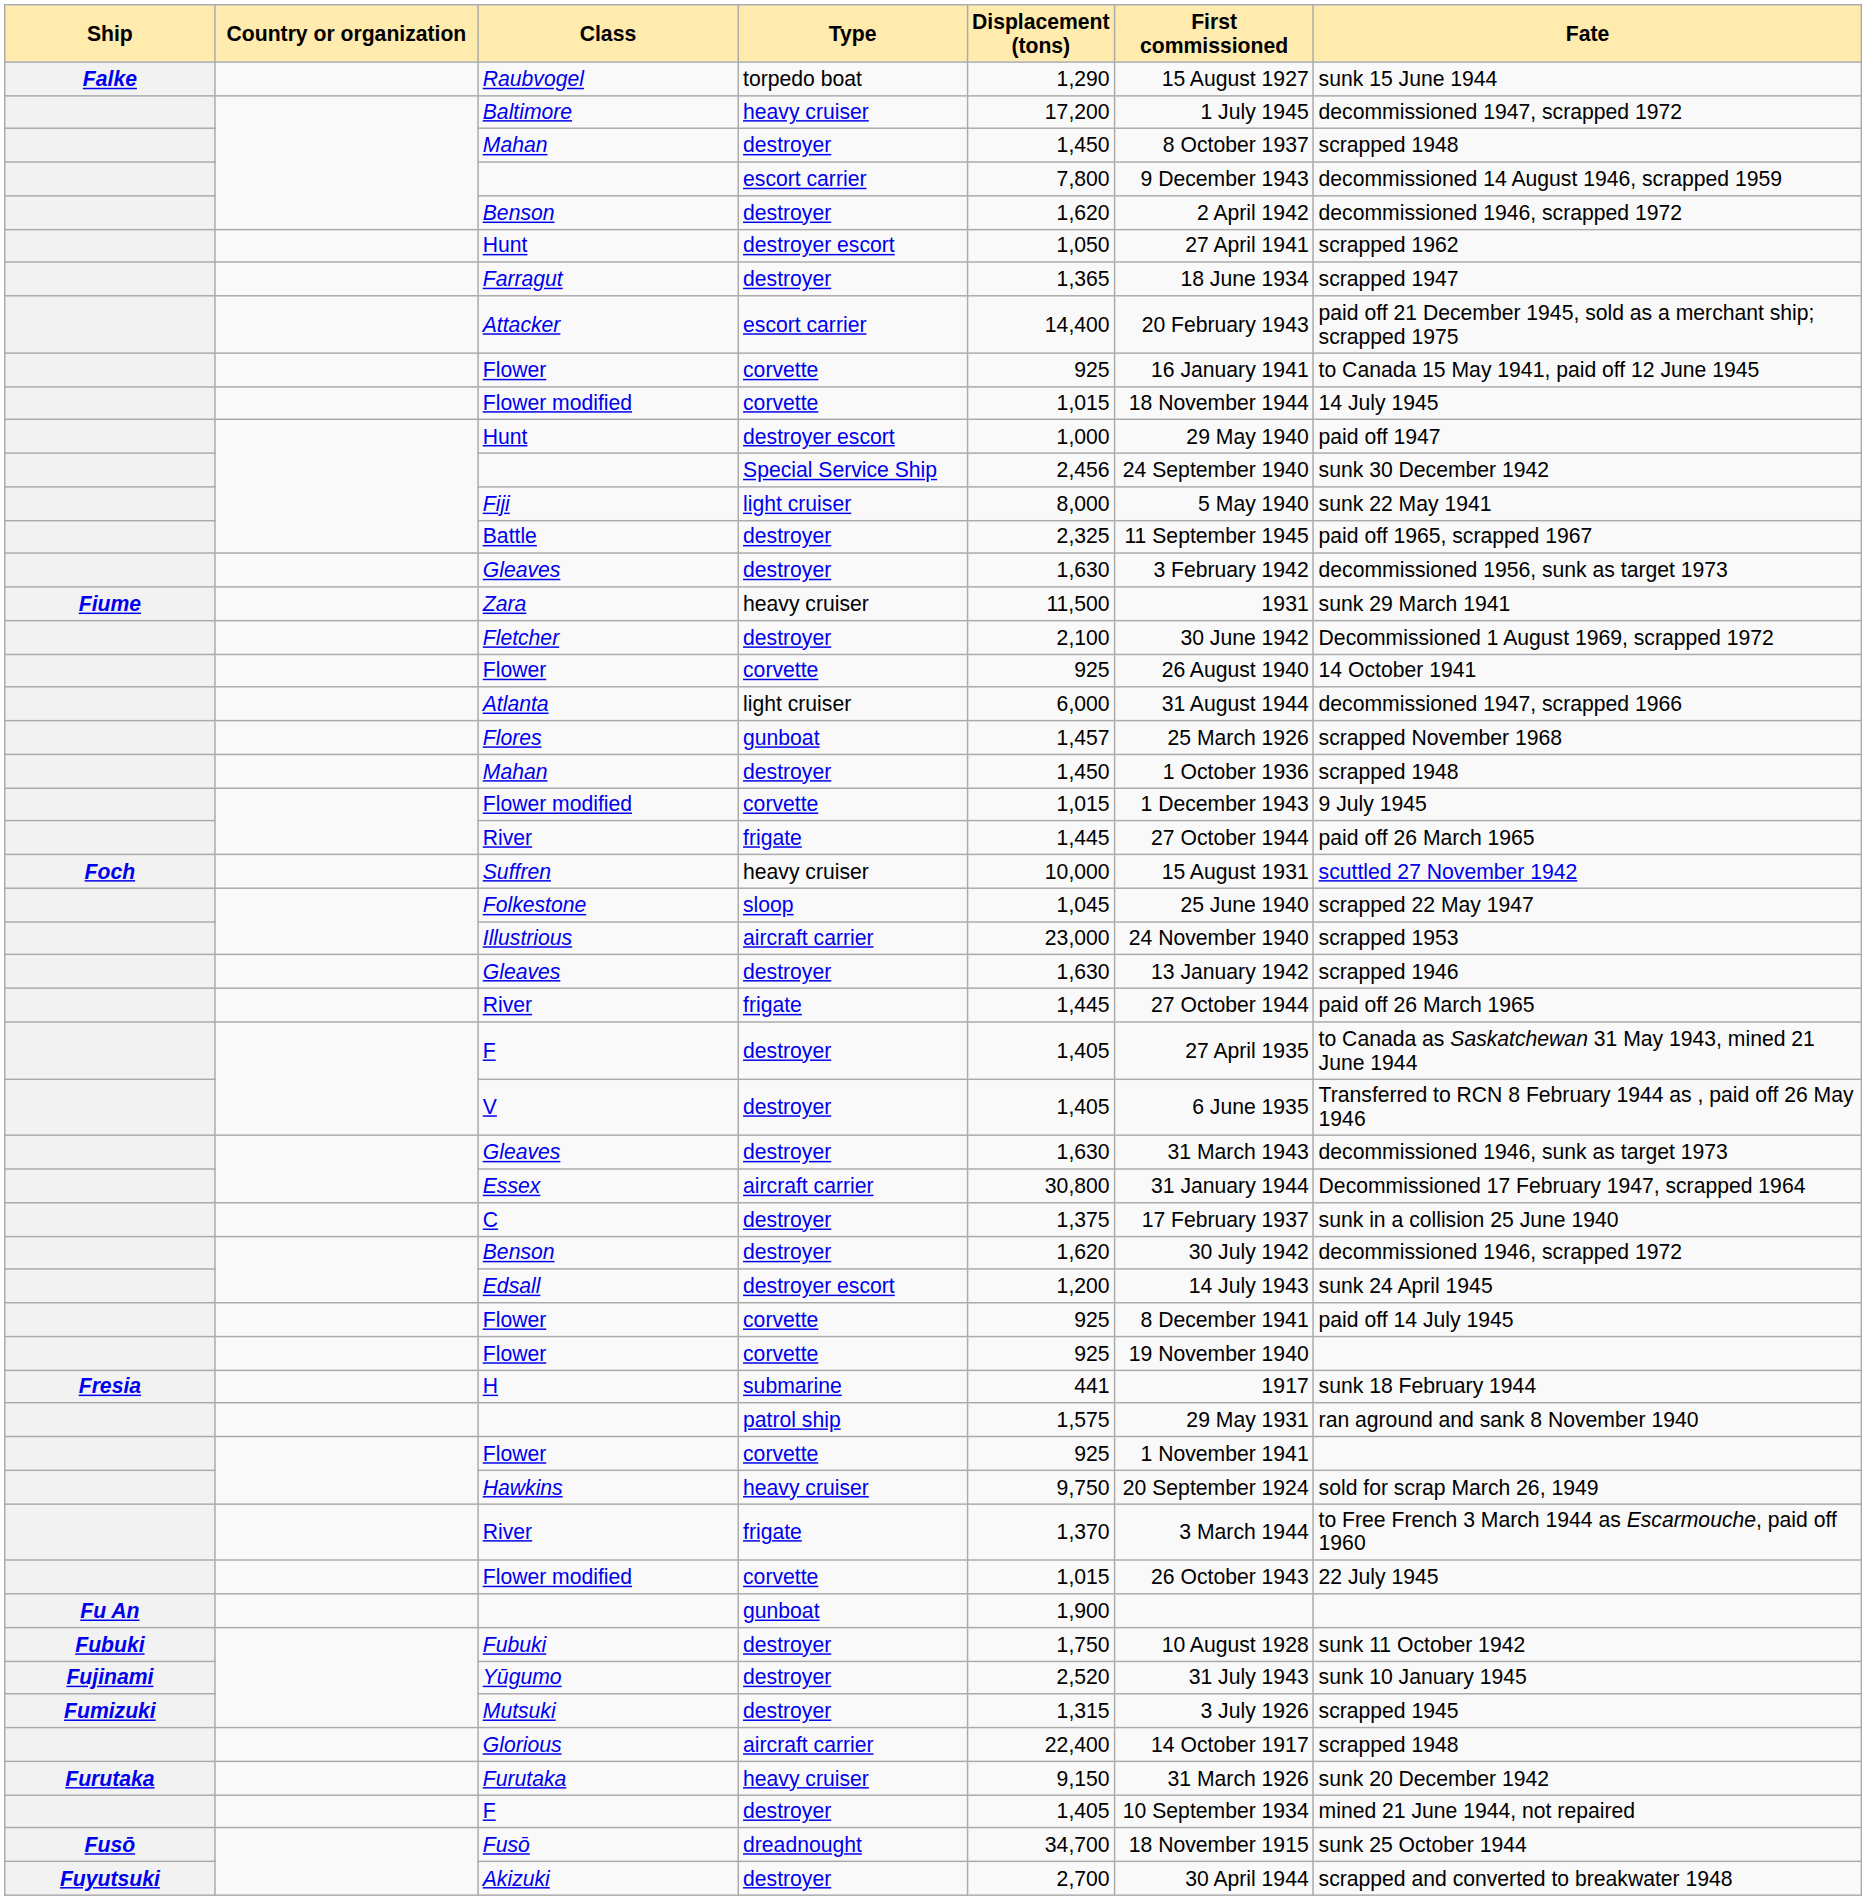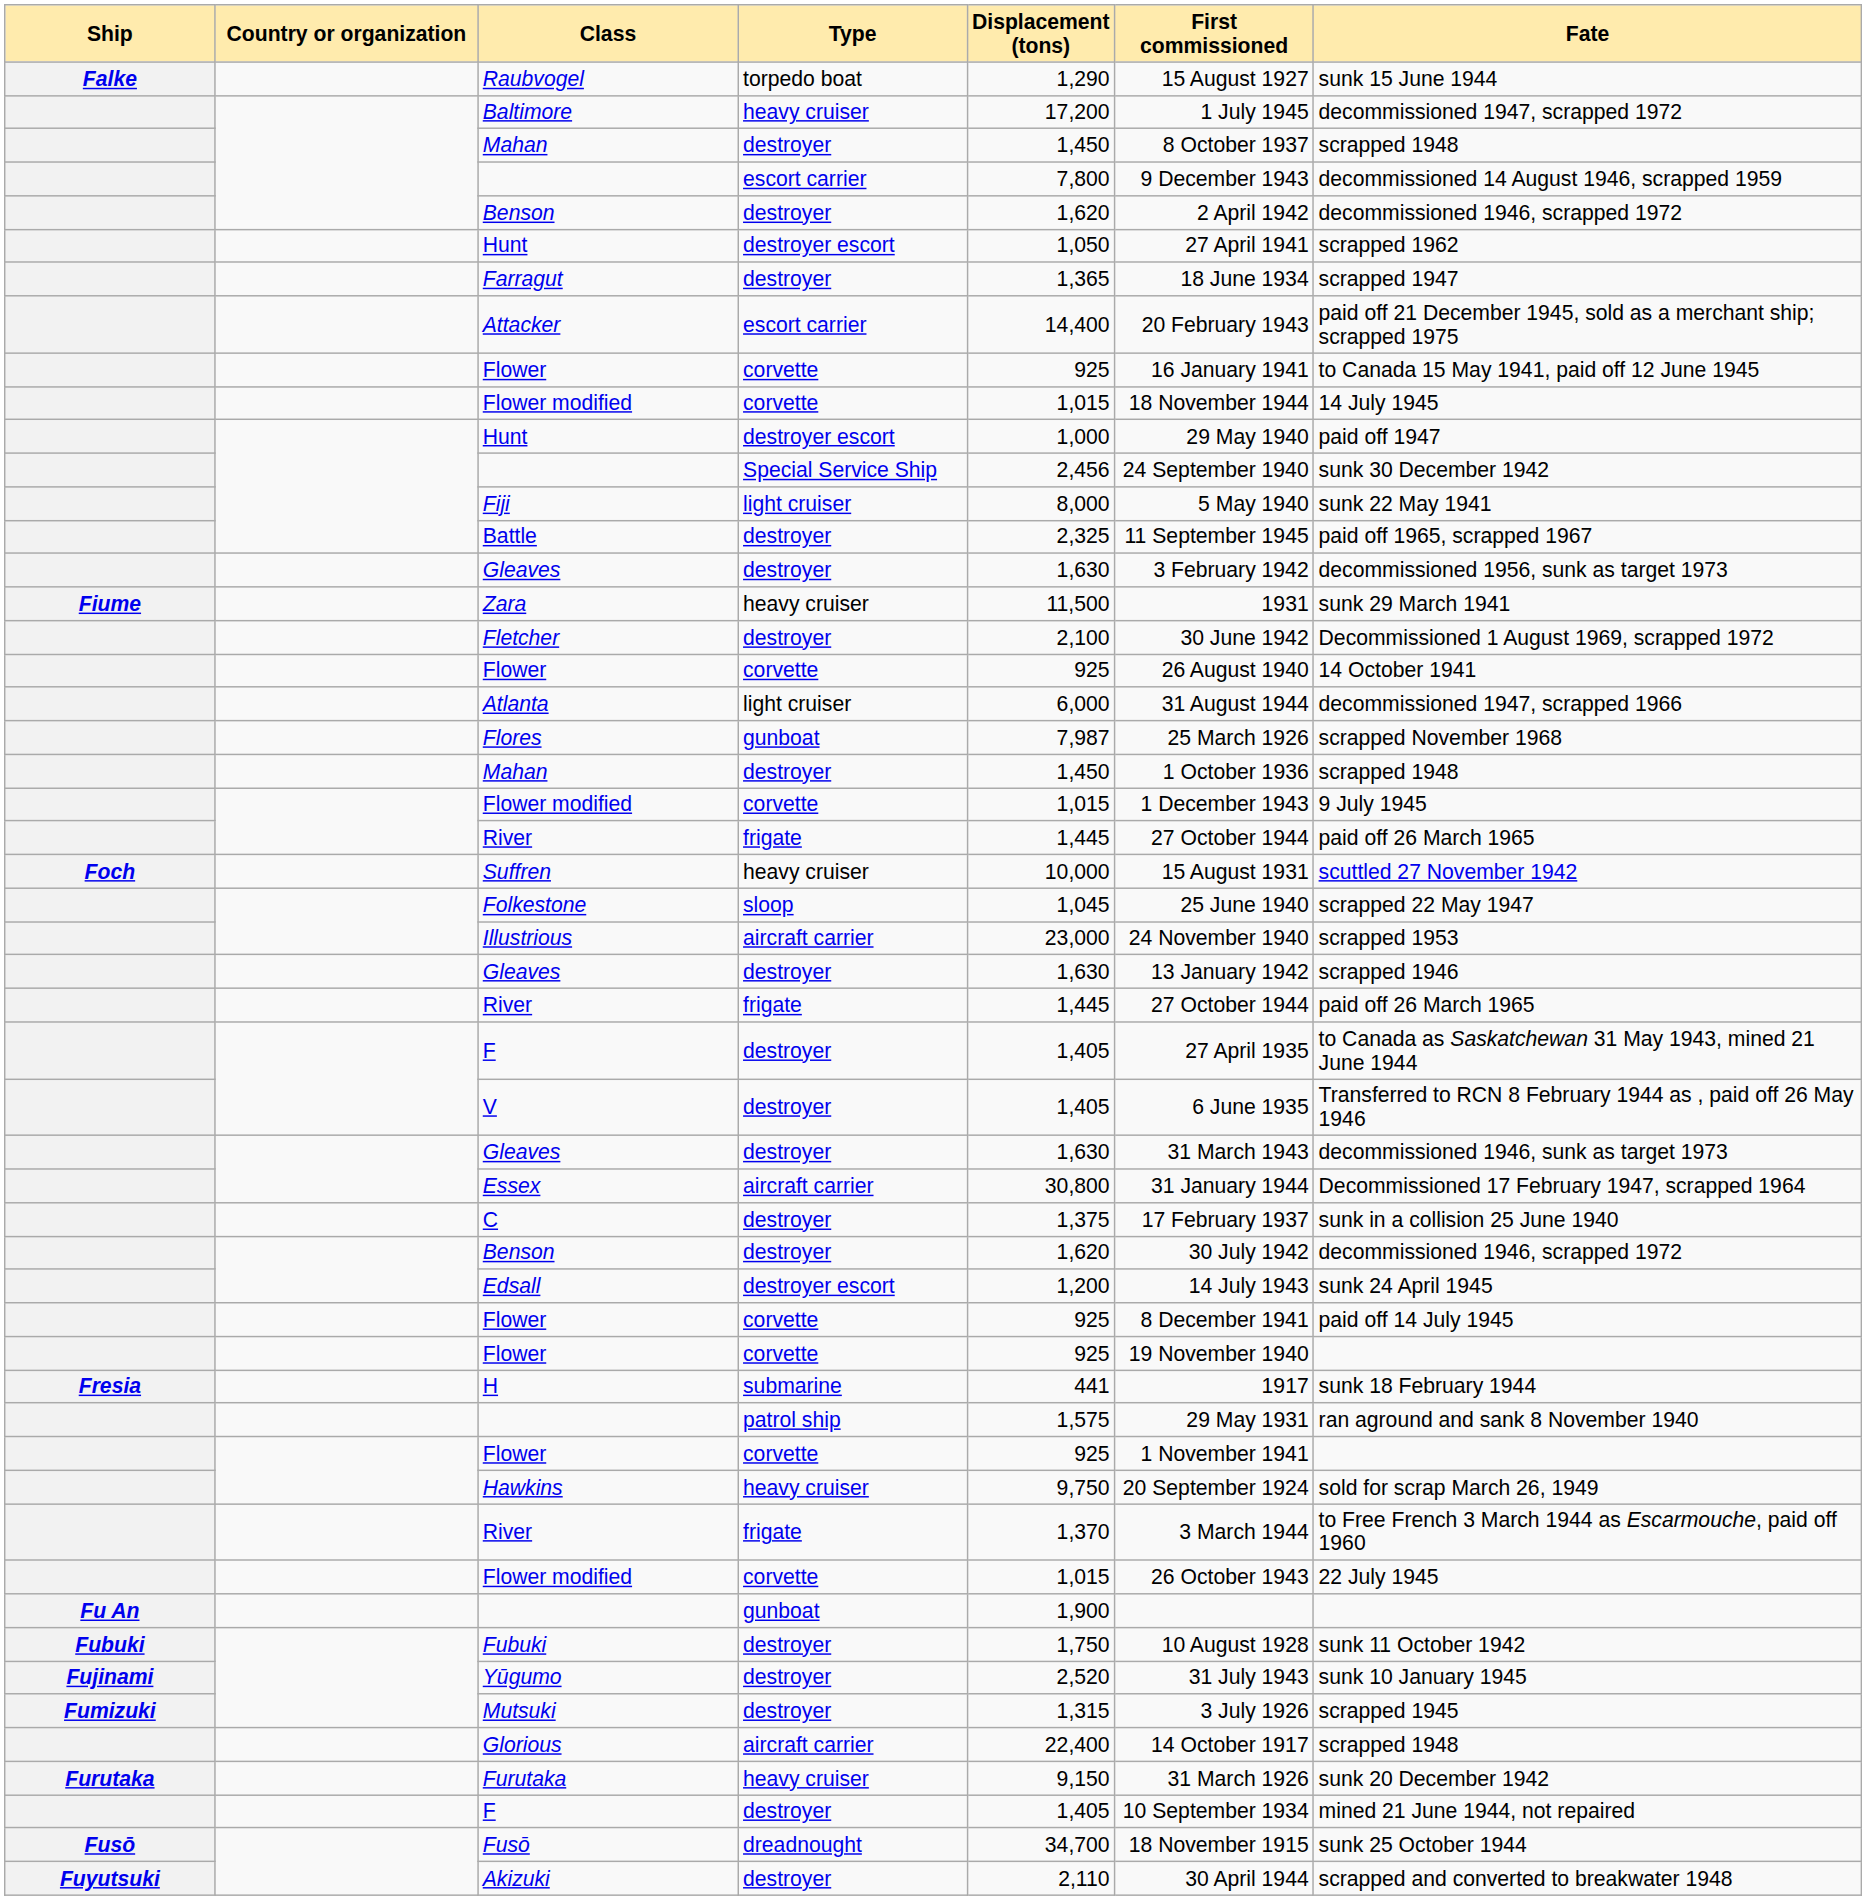(1083, 738) 1,457 -> (1083, 738) 7,987
(1083, 1878) 2,700 -> (1084, 1878) 2,110
